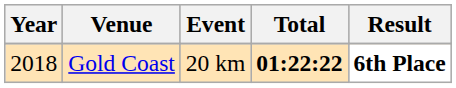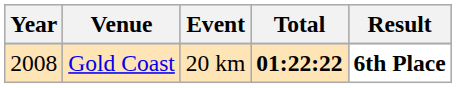(34, 62) 2018 -> (34, 62) 2008
